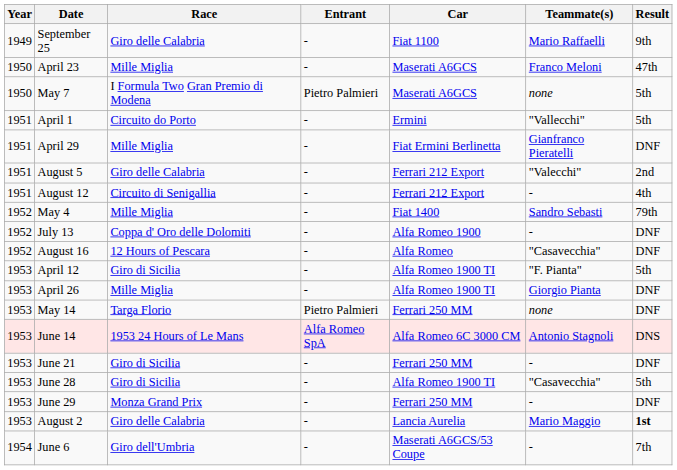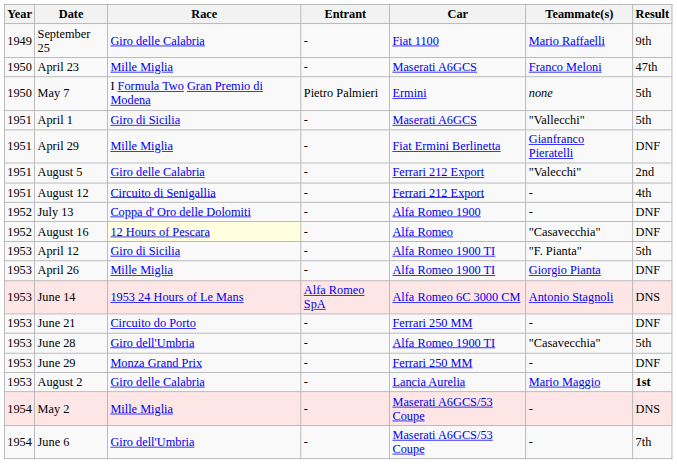(435, 93) Maserati A6GCS -> (410, 93) Ermini
(153, 120) Circuito do Porto -> (145, 120) Giro di Sicilia
(410, 120) Ermini -> (435, 120) Maserati A6GCS
- row: (53, 212)
(160, 251) no background -> (160, 231) lightyellow background
- row: (57, 309)
(145, 362) Giro di Sicilia -> (153, 323) Circuito do Porto
(145, 382) Giro di Sicilia -> (152, 343) Giro dell'Umbria
+ row: (53, 408)
